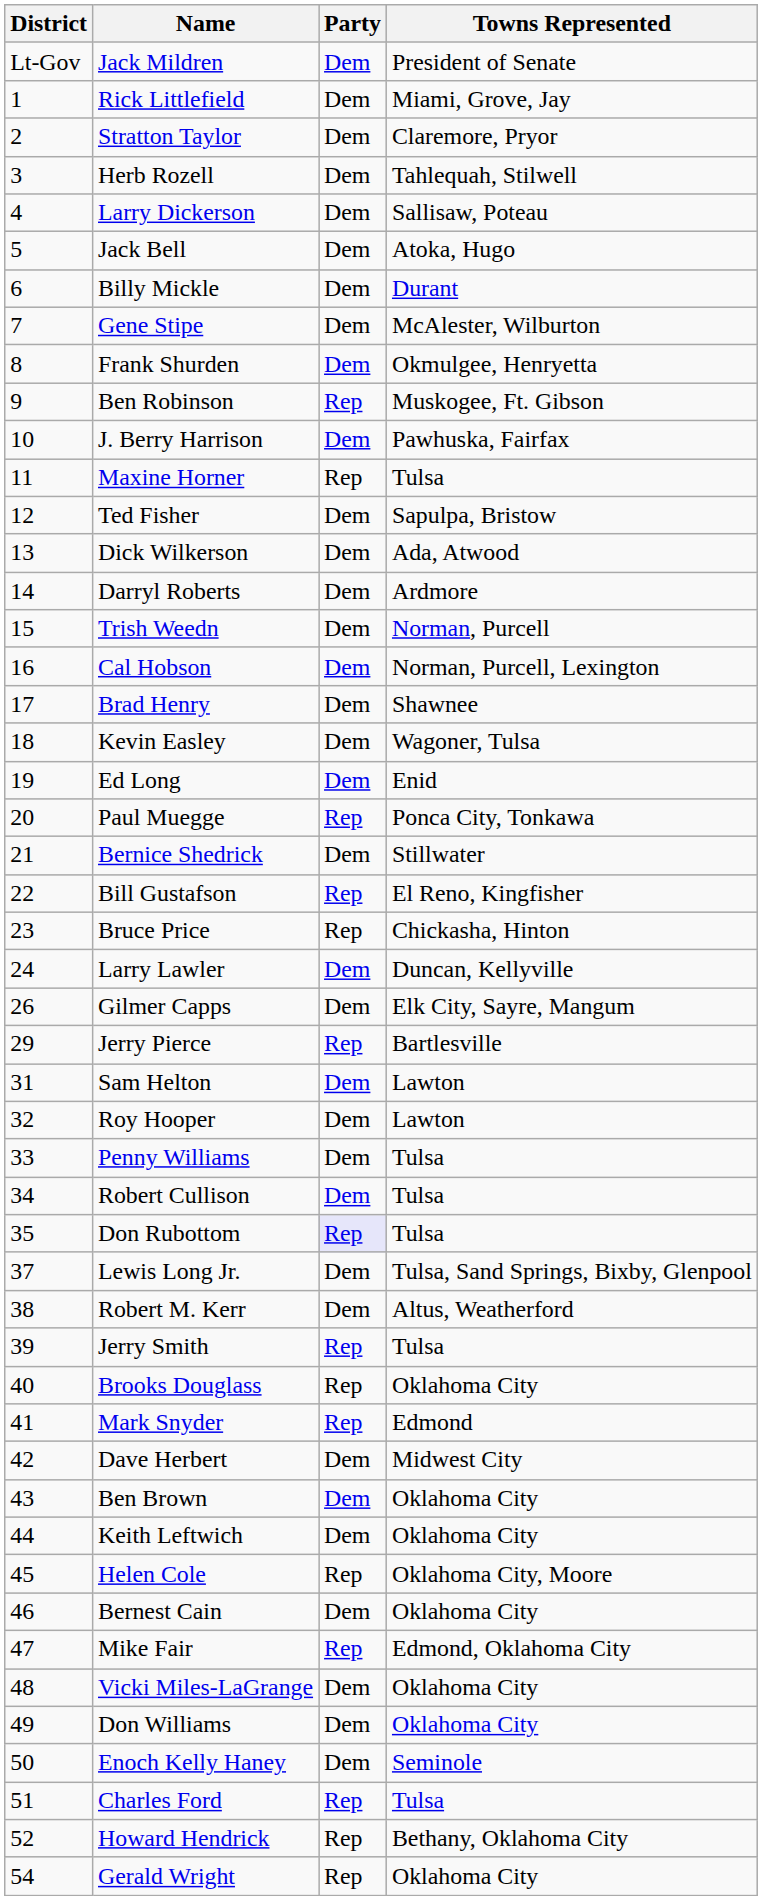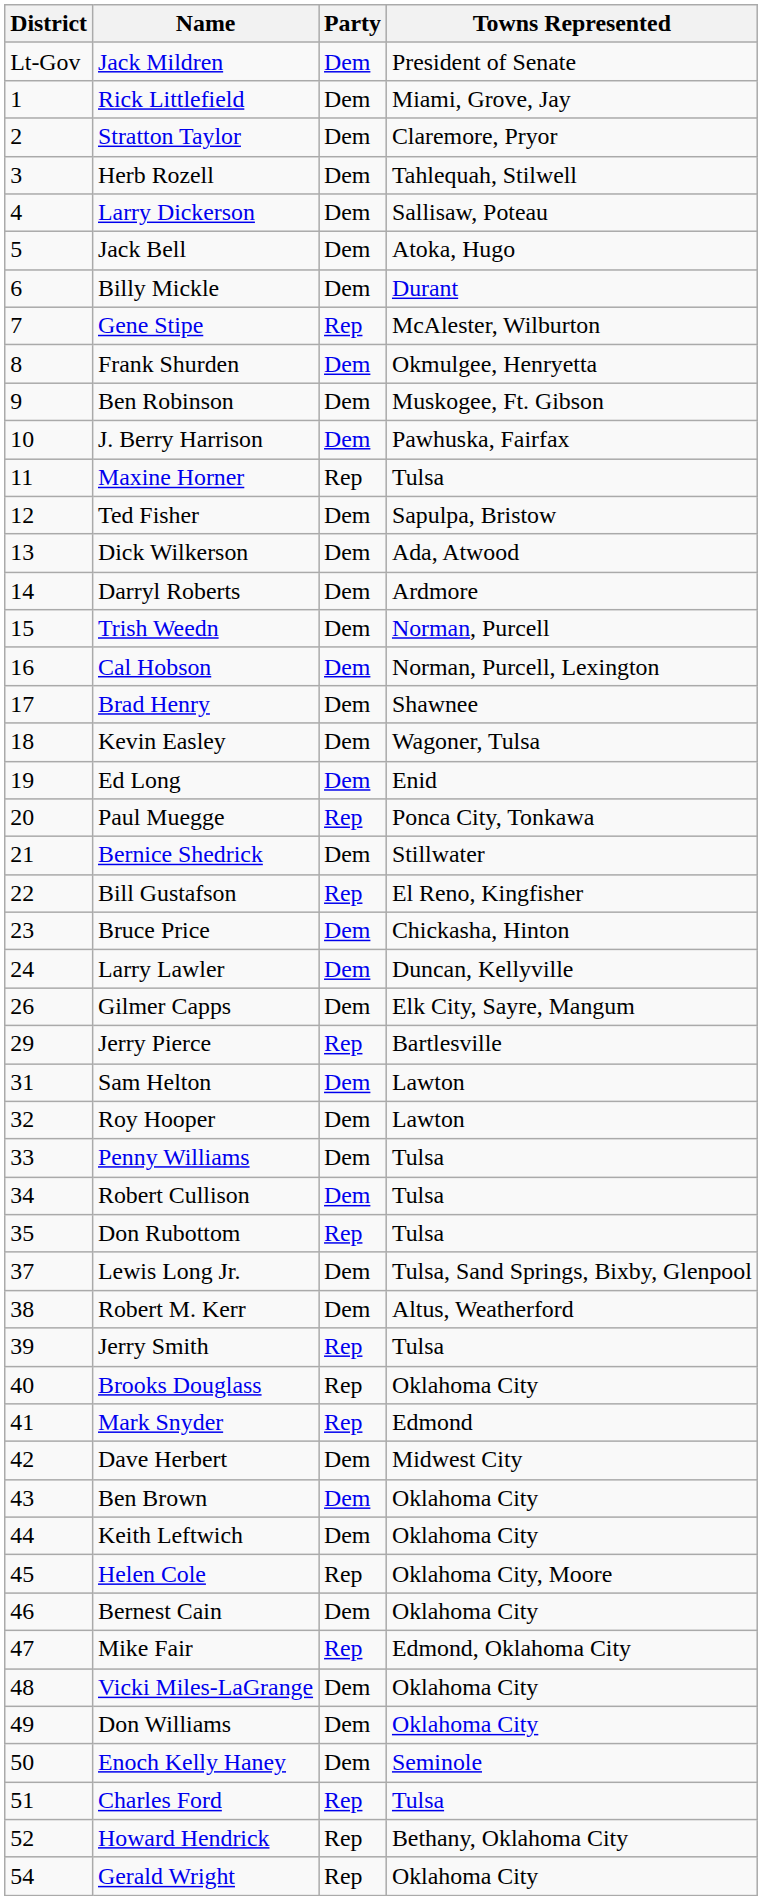(347, 325) Dem -> (343, 325) Rep
(343, 401) Rep -> (347, 401) Dem
(343, 930) Rep -> (347, 930) Dem
(343, 1233) lavender background -> (343, 1233) no background
